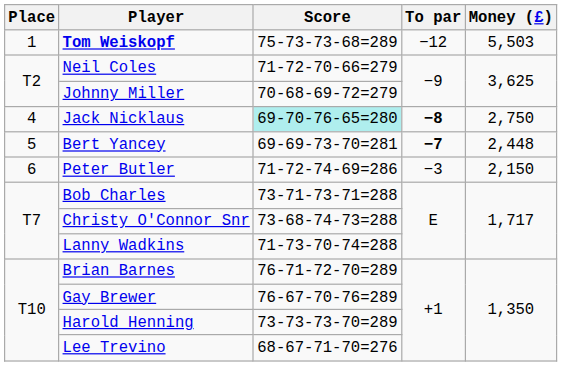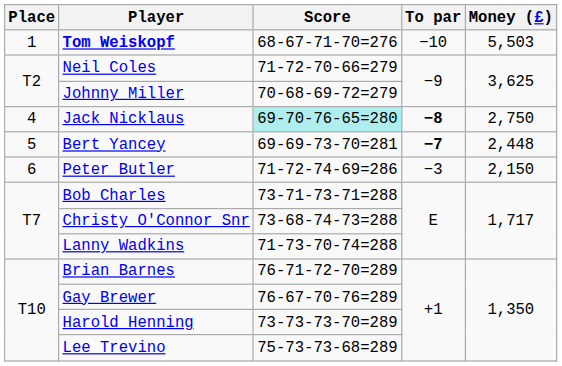(327, 43) 75-73-73-68=289 -> (327, 43) 68-67-71-70=276
(433, 43) −12 -> (433, 43) −10
(327, 348) 68-67-71-70=276 -> (327, 348) 75-73-73-68=289
